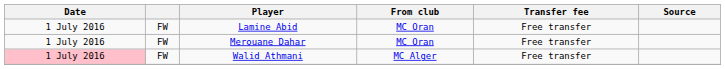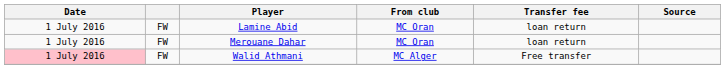(556, 27) Free transfer -> (556, 27) loan return
(556, 42) Free transfer -> (556, 42) loan return
